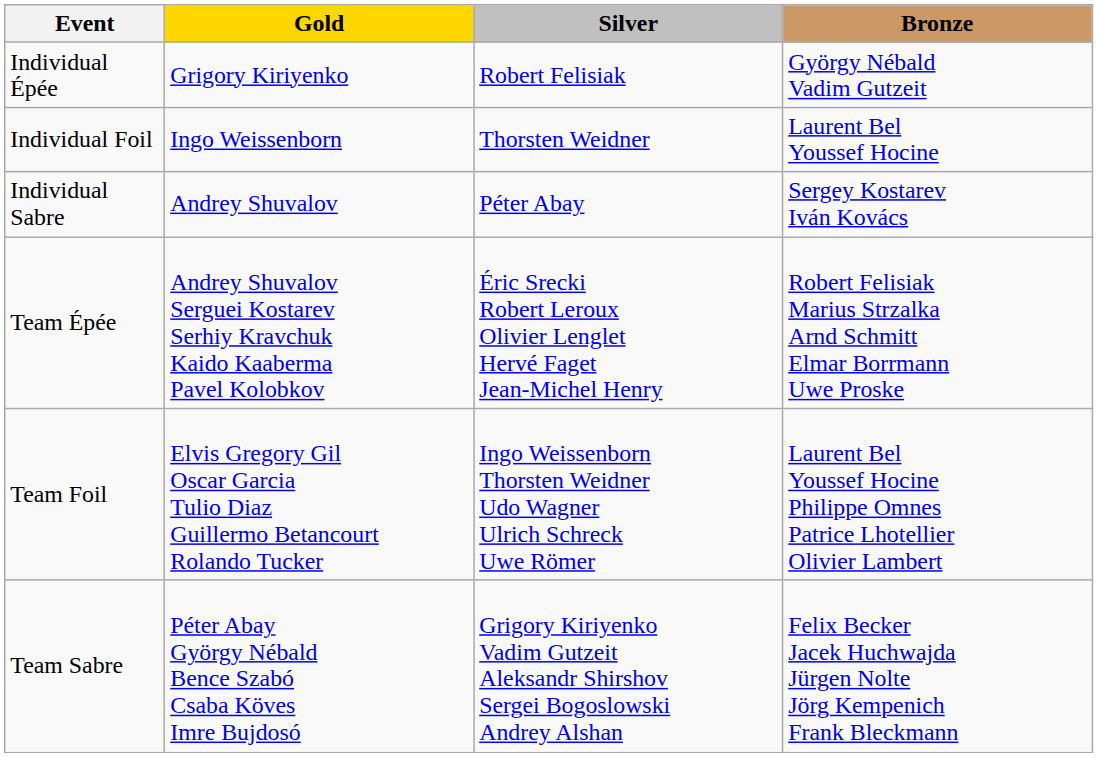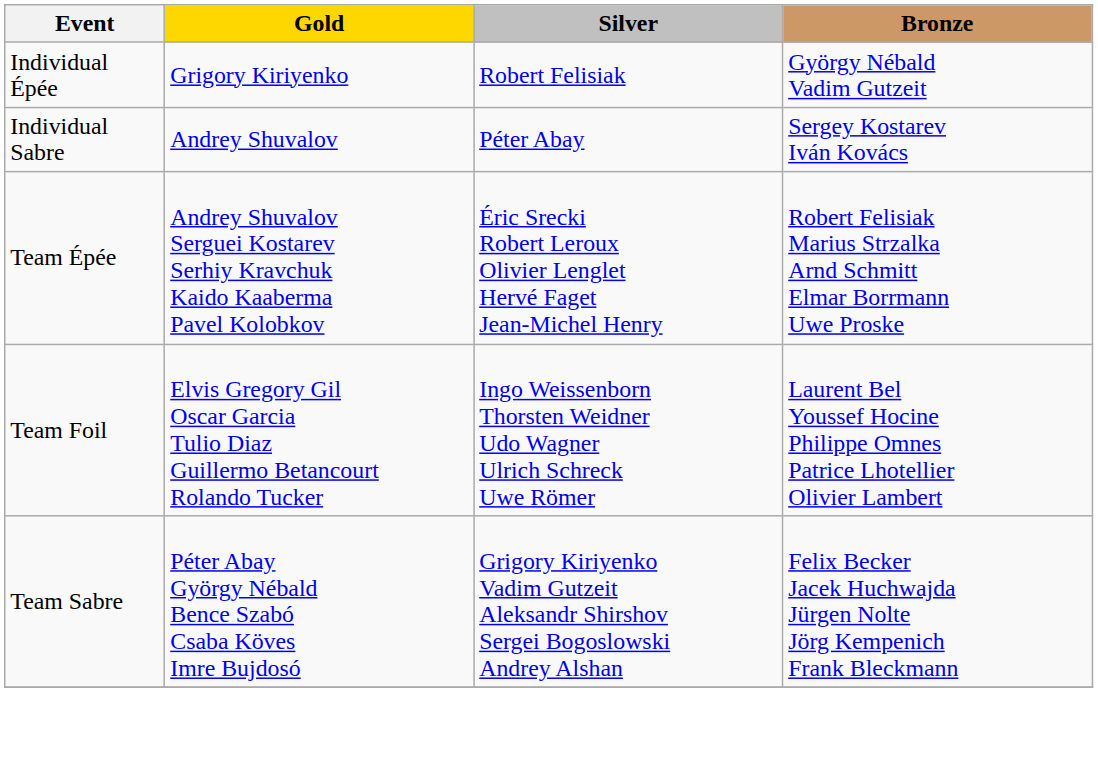- row: (81, 139)
